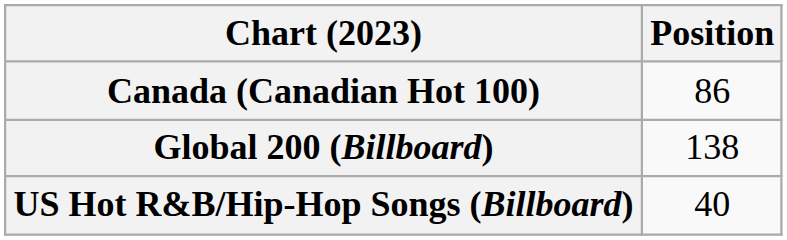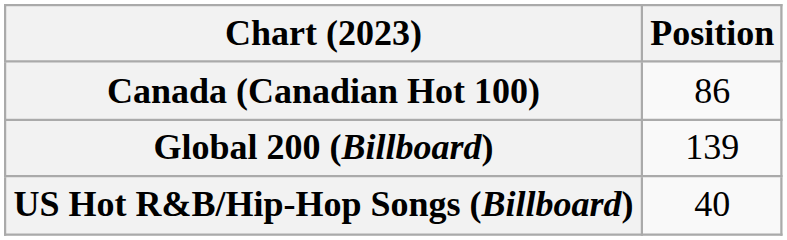(712, 147) 138 -> (712, 147) 139
